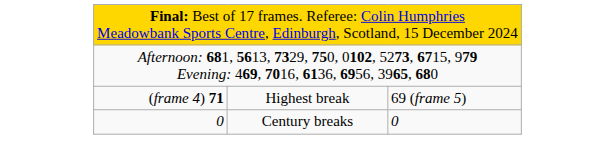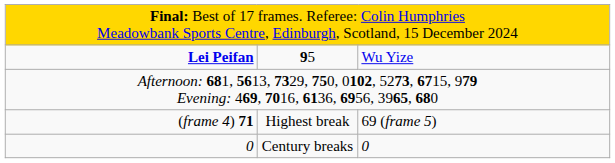+ row: (221, 57)
